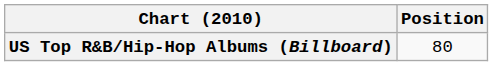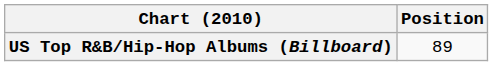(442, 47) 80 -> (442, 47) 89
